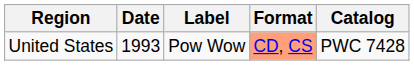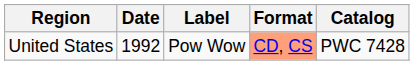(141, 45) 1993 -> (141, 45) 1992
